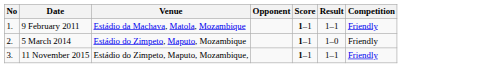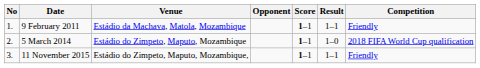(363, 40) Friendly -> (411, 40) 2018 FIFA World Cup qualification
